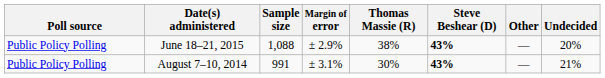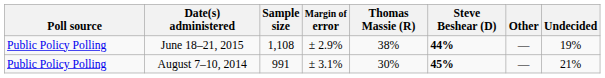(281, 45) 1,088 -> (281, 45) 1,108
(442, 45) 43% -> (442, 45) 44%
(571, 45) 20% -> (571, 45) 19%
(442, 63) 43% -> (442, 63) 45%
